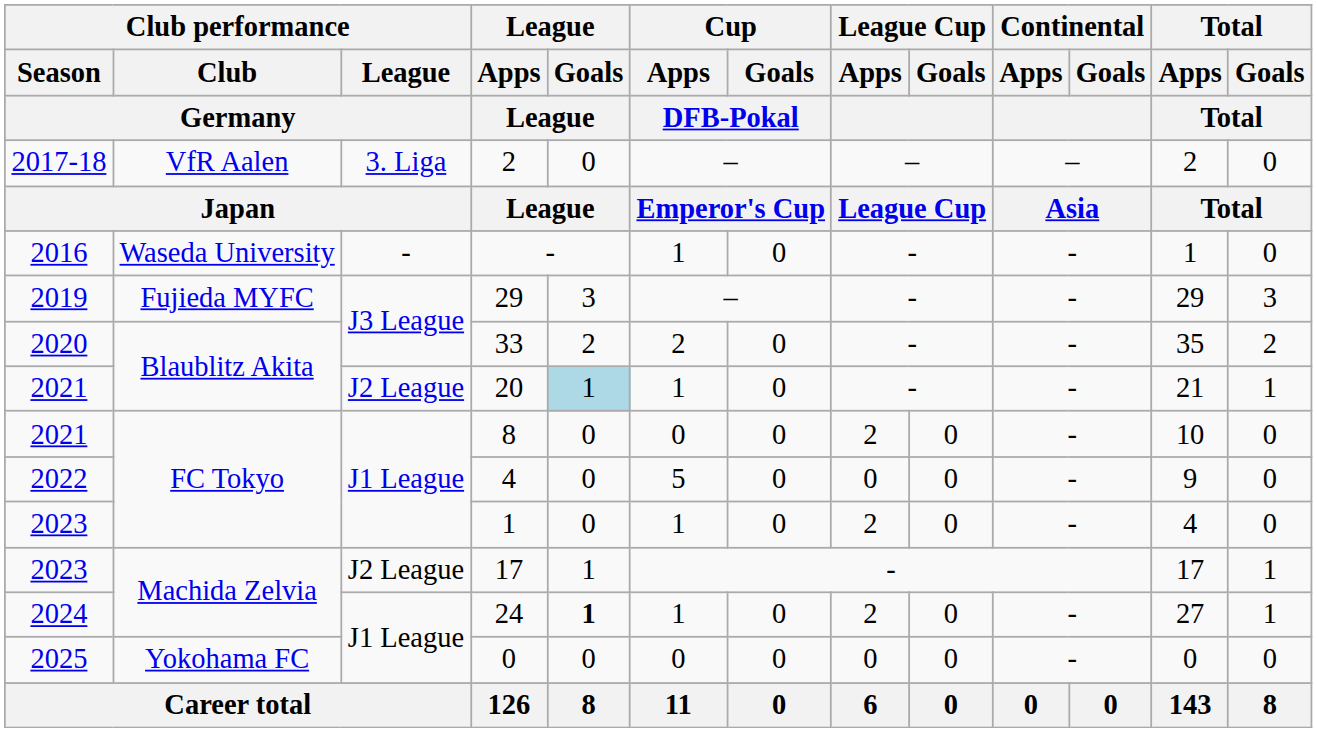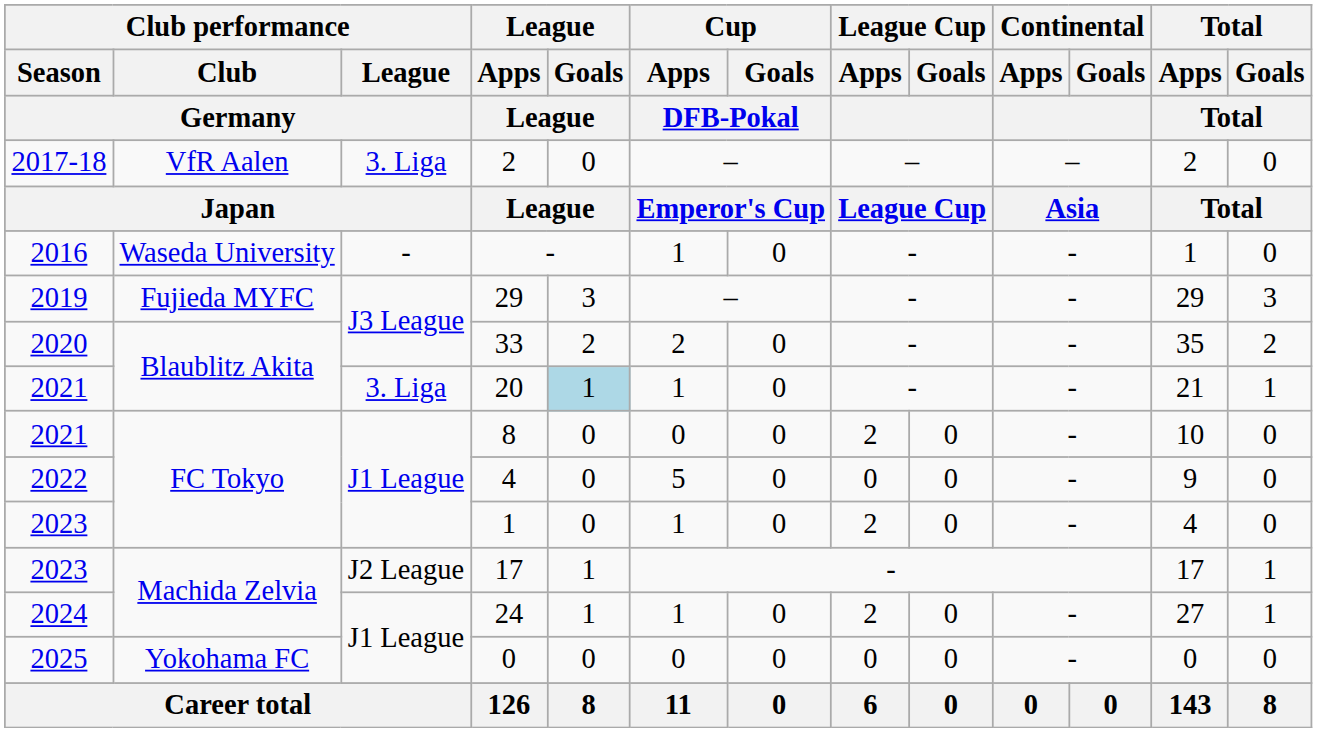(406, 388) J2 League -> (406, 388) 3. Liga
(589, 614) bold -> (589, 614) normal
